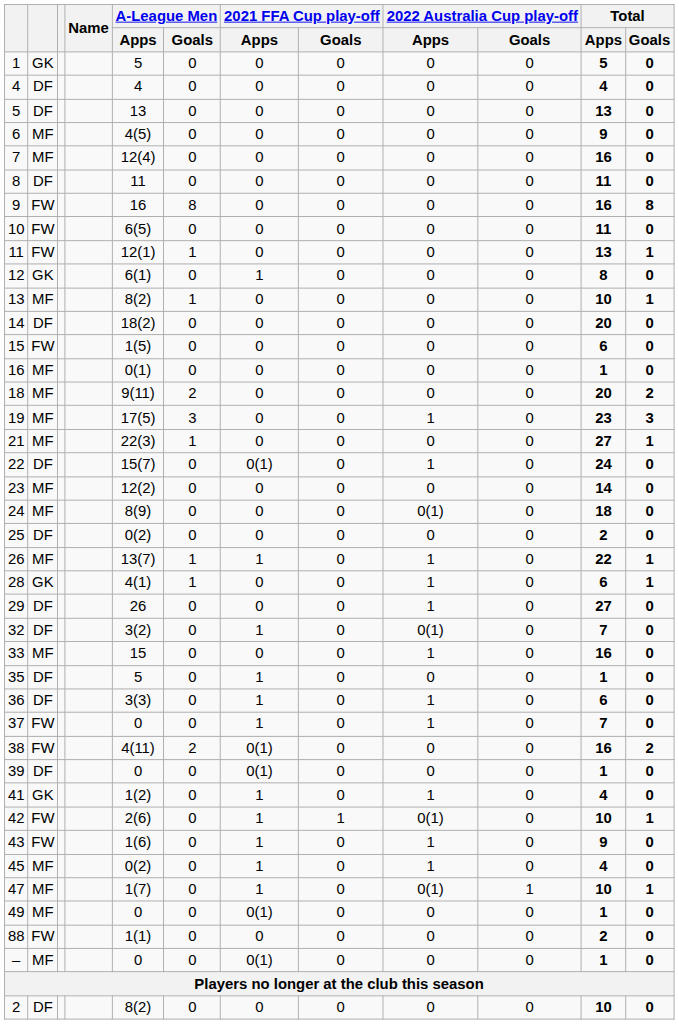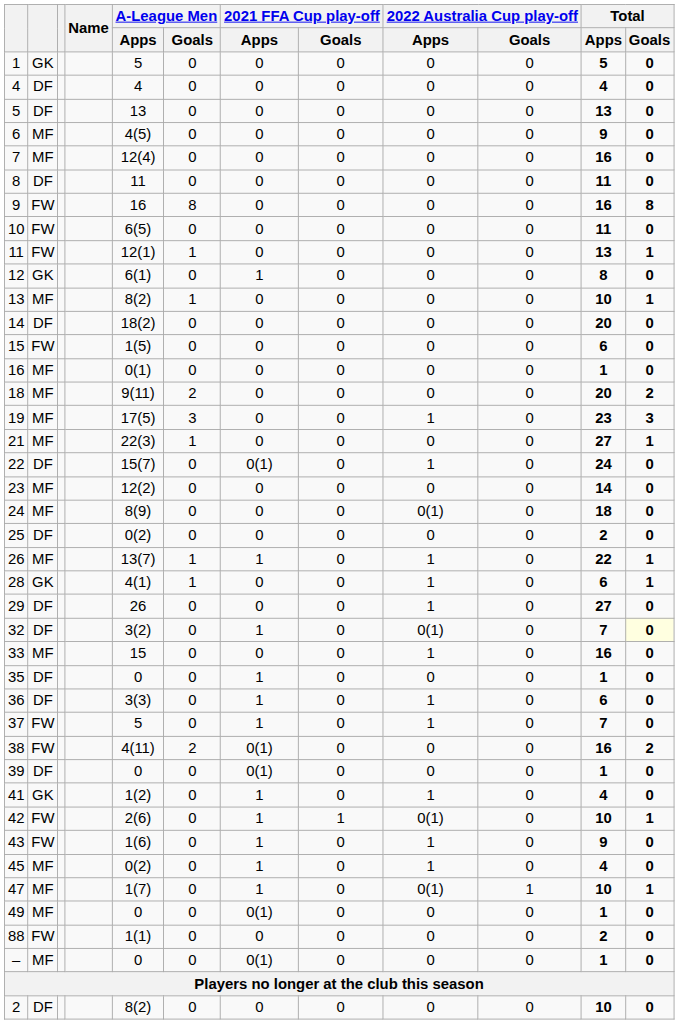(650, 629) no background -> (650, 629) lightyellow background
(138, 677) 5 -> (138, 677) 0
(138, 724) 0 -> (138, 724) 5
